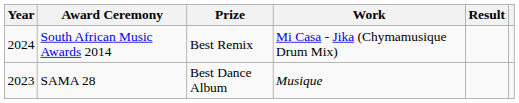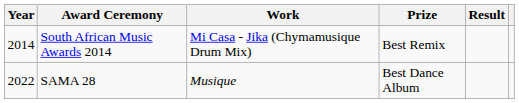columns swapped: (230, 15) <-> (369, 15)
(21, 44) 2024 -> (21, 44) 2014
(21, 80) 2023 -> (21, 80) 2022
